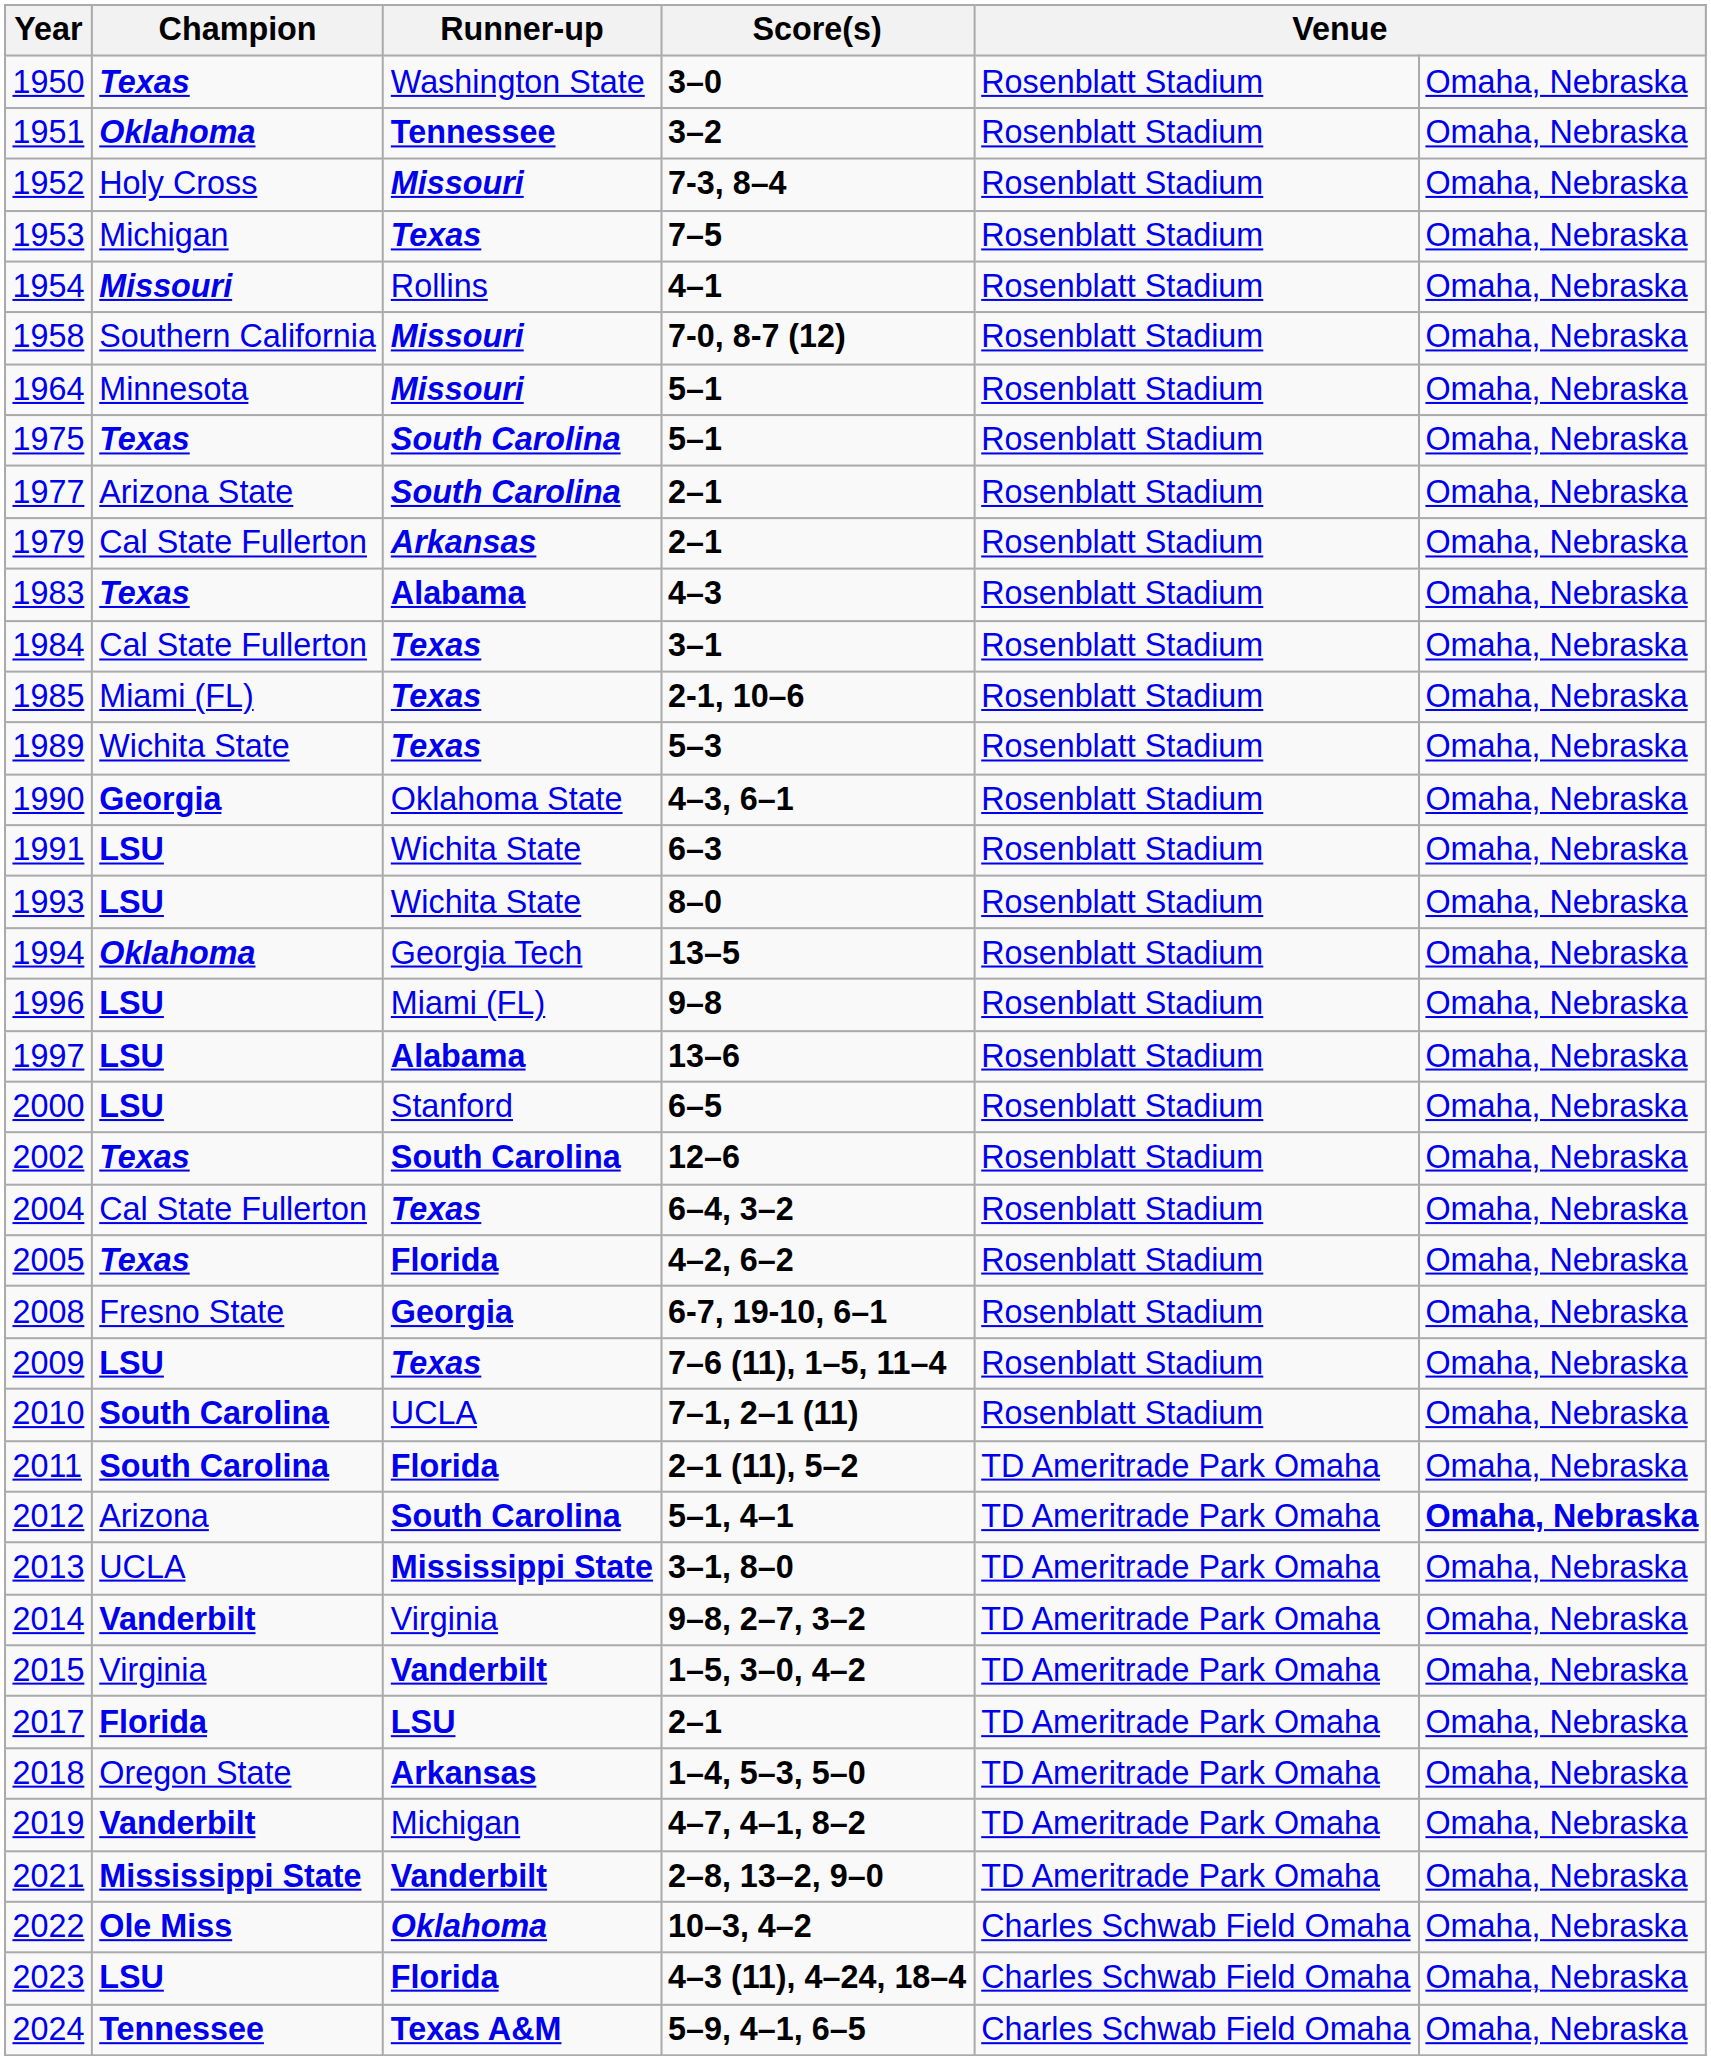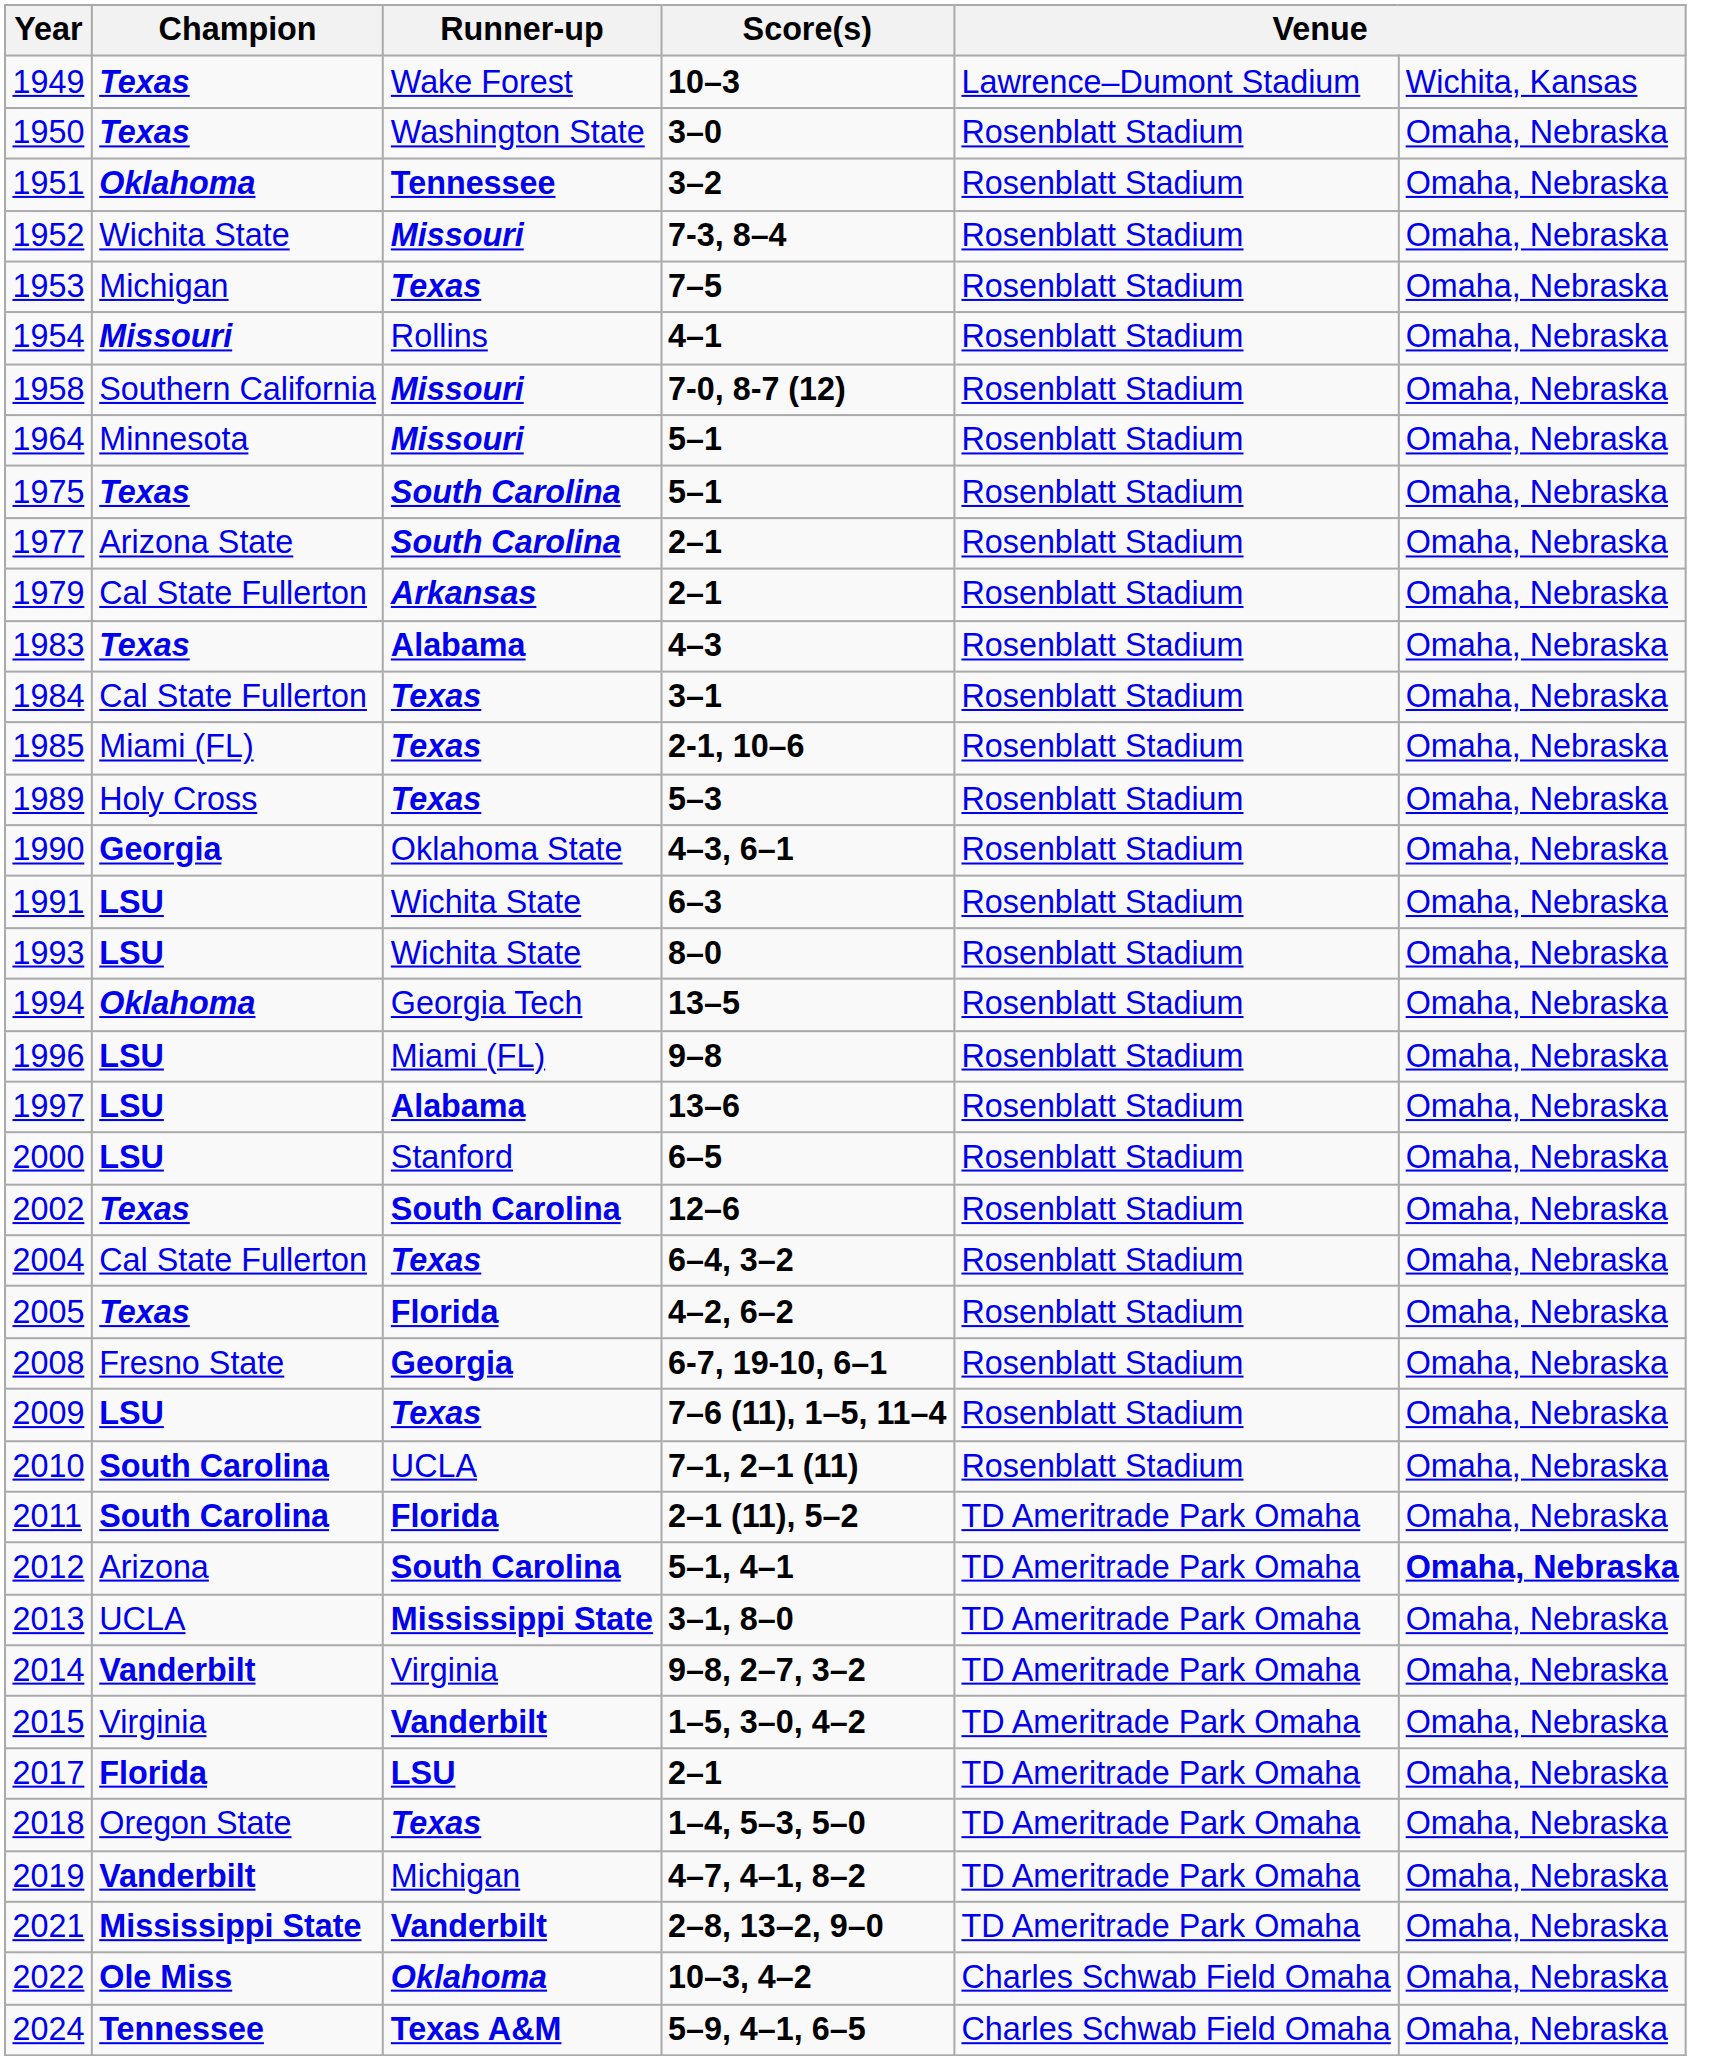+ row: (48, 81)
(178, 183) Holy Cross -> (194, 235) Wichita State
(194, 747) Wichita State -> (178, 798) Holy Cross
(464, 1772) Arkansas -> (436, 1824) Texas
- row: (48, 1977)
